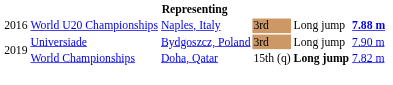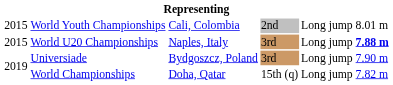+ row: (98, 25)
(16, 25) 2016 -> (16, 42) 2015
(321, 58) bold -> (327, 74) normal
